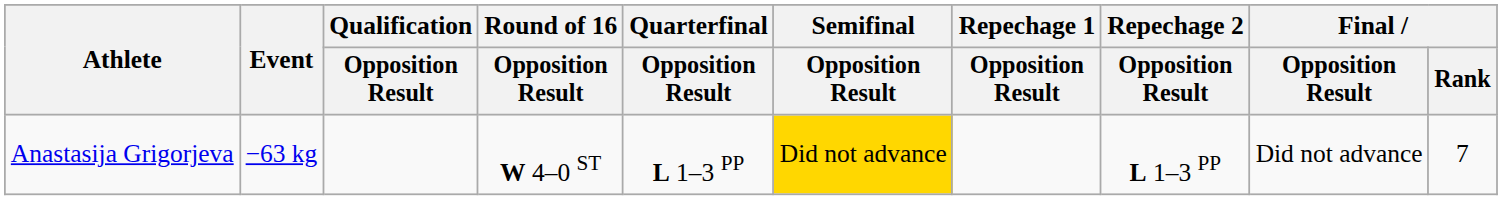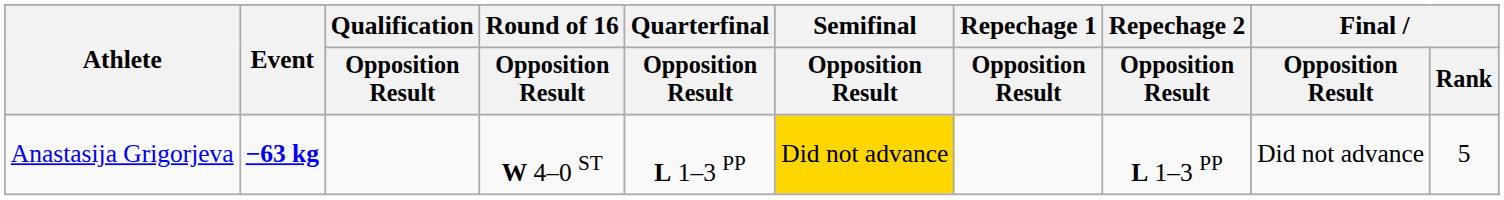(281, 154) normal -> (282, 154) bold
(1462, 154) 7 -> (1464, 154) 5
